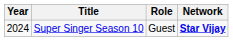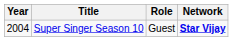(18, 28) 2024 -> (18, 28) 2004
